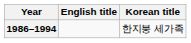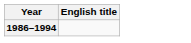- column: (153, 12)
